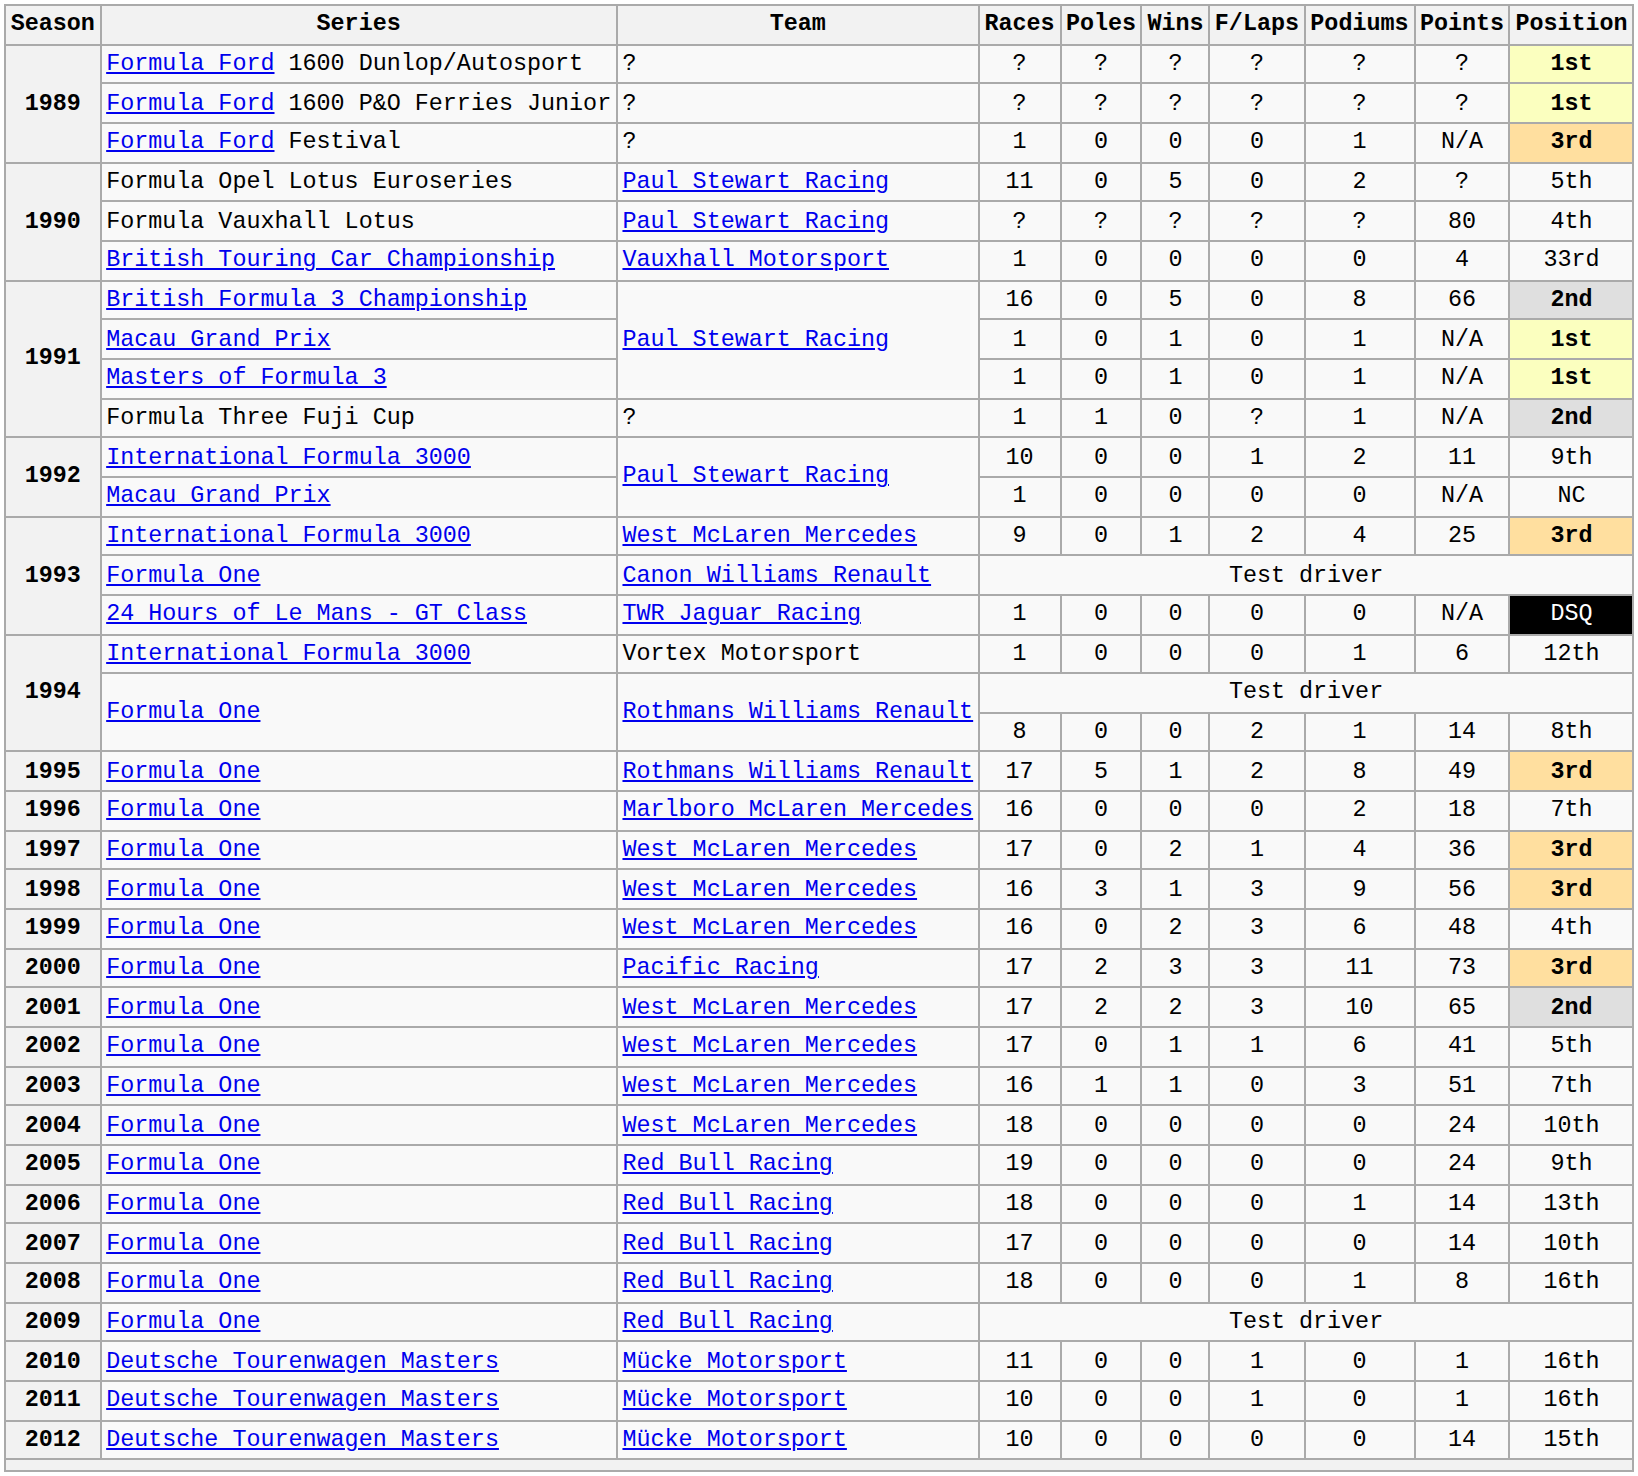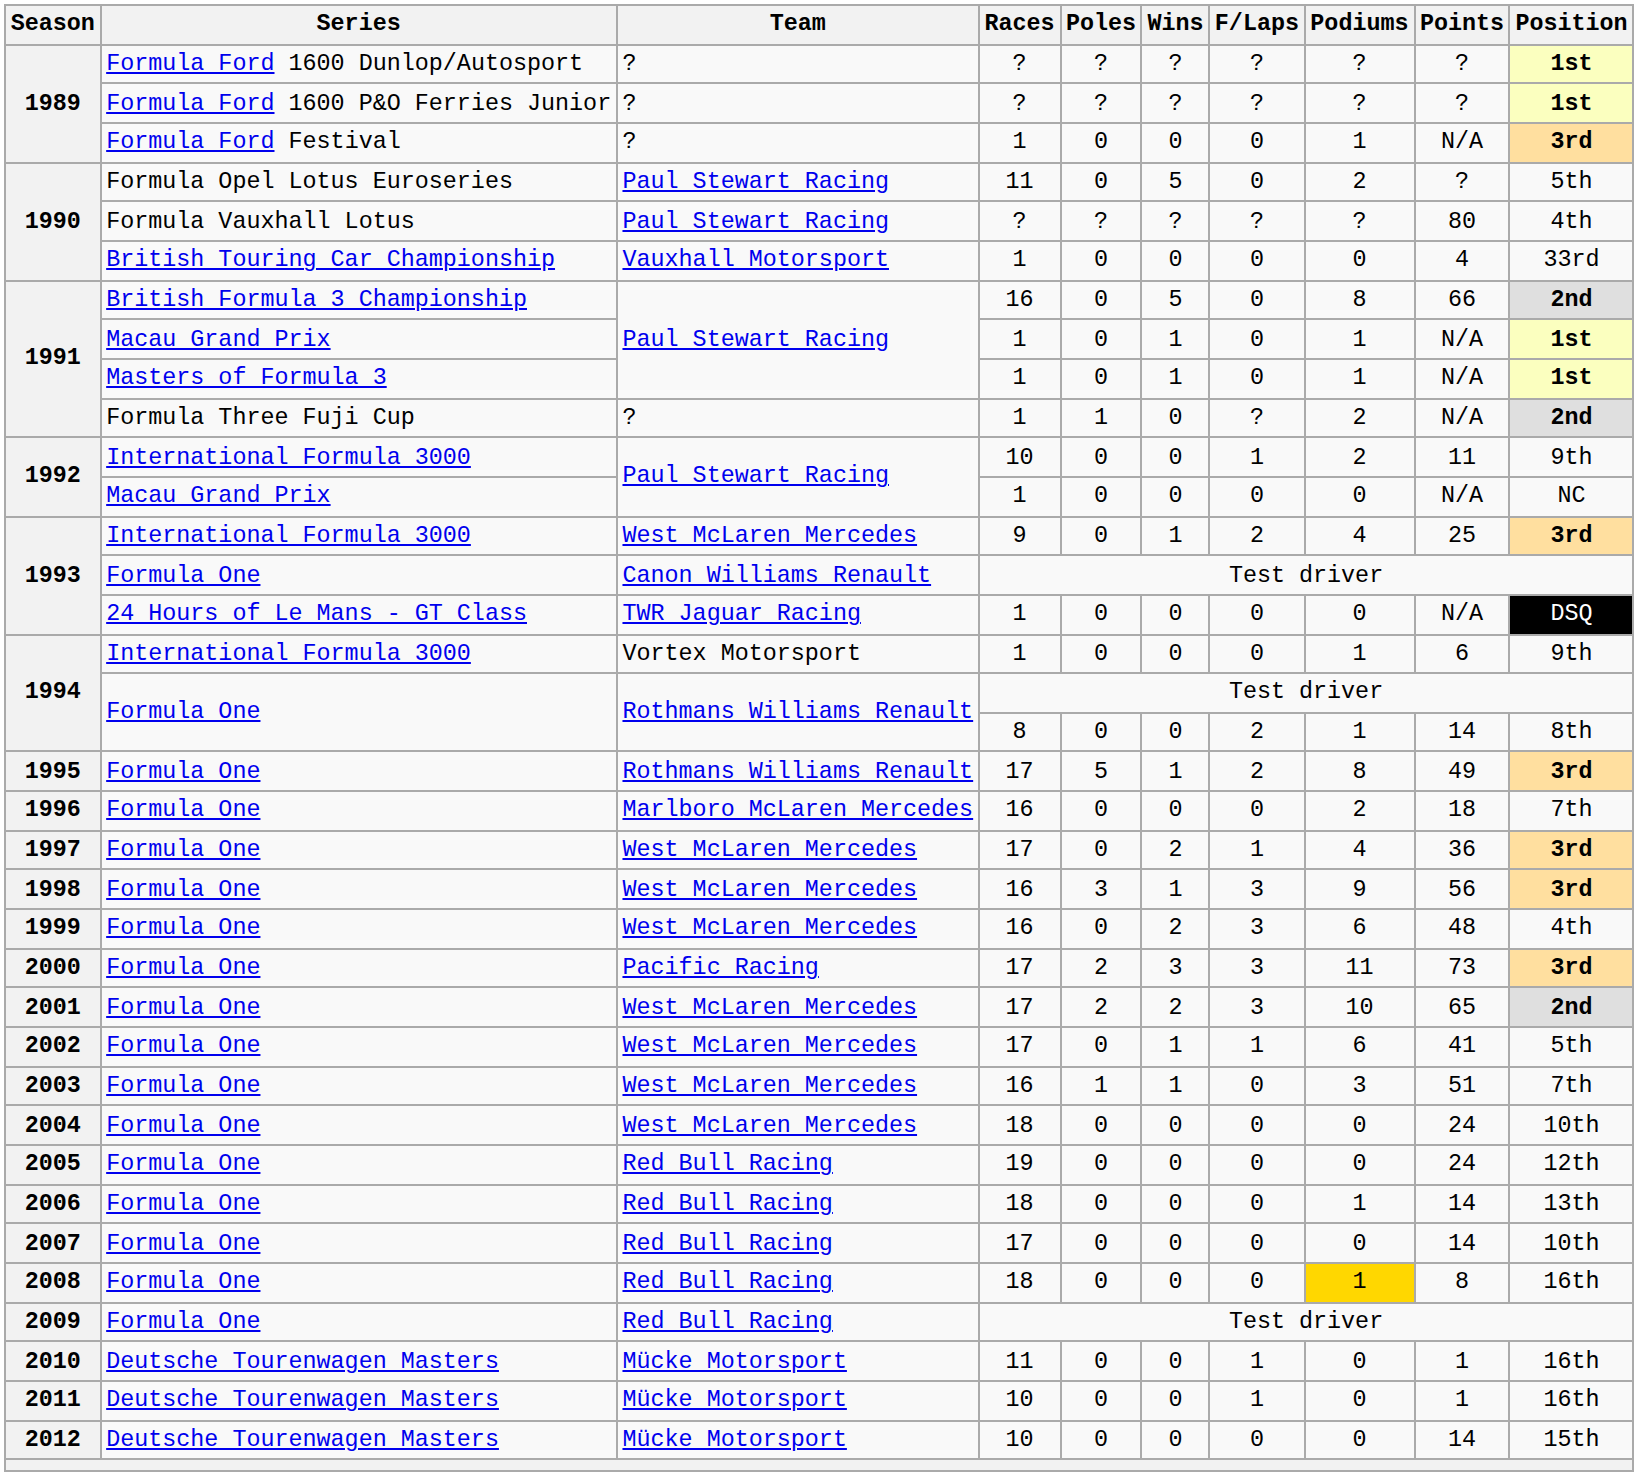(1359, 417) 1 -> (1359, 417) 2
(1571, 653) 12th -> (1571, 653) 9th
(1571, 1164) 9th -> (1571, 1164) 12th
(1359, 1282) no background -> (1359, 1282) gold background
